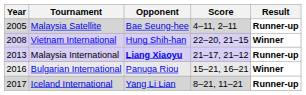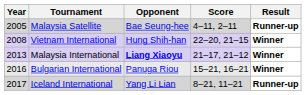(276, 55) Runner-up -> (268, 55) Winner
